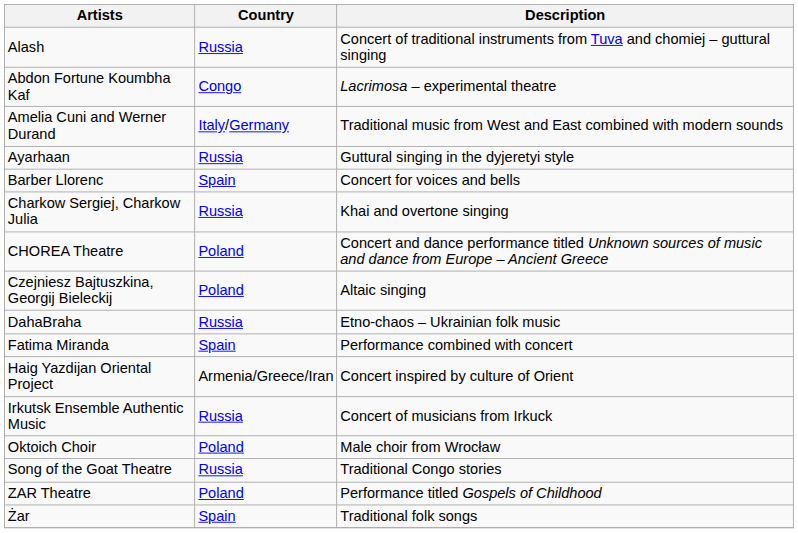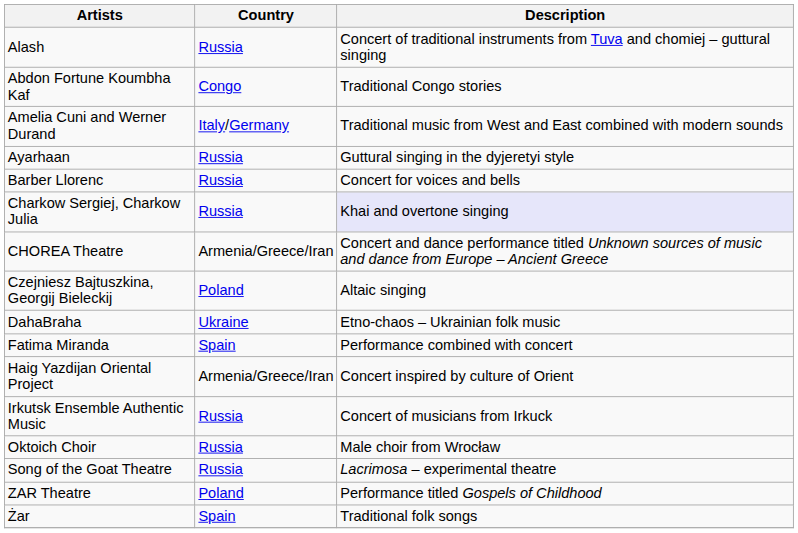(448, 86) Lacrimosa – experimental theatre -> (421, 86) Traditional Congo stories
(217, 180) Spain -> (221, 180) Russia
(424, 211) no background -> (424, 211) lavender background
(221, 251) Poland -> (266, 251) Armenia/Greece/Iran
(221, 322) Russia -> (224, 322) Ukraine
(221, 447) Poland -> (221, 447) Russia
(421, 470) Traditional Congo stories -> (448, 470) Lacrimosa – experimental theatre
